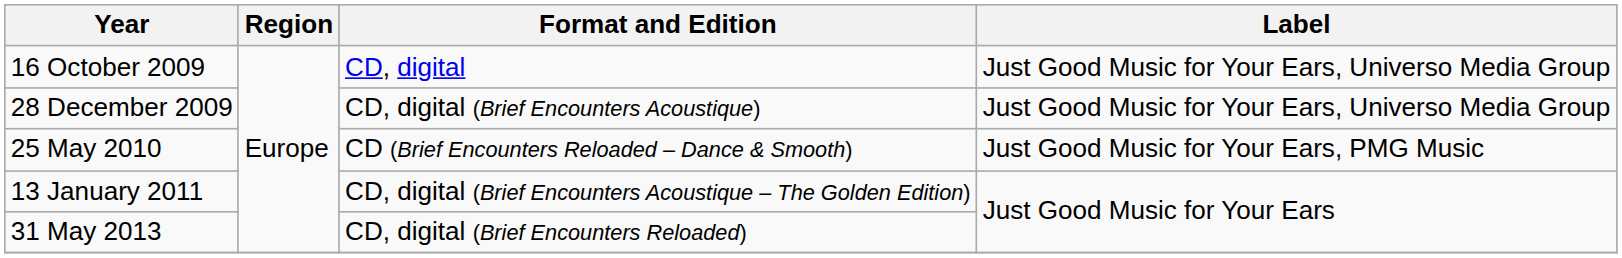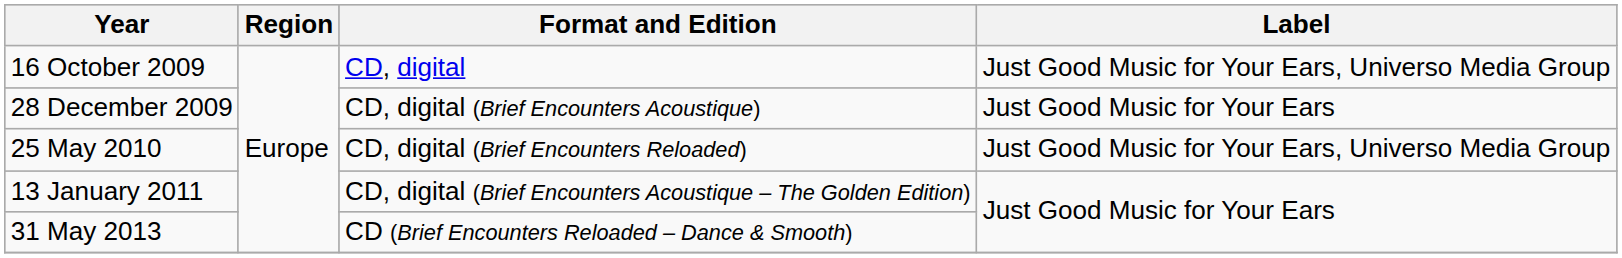(1296, 107) Just Good Music for Your Ears, Universo Media Group -> (1159, 107) Just Good Music for Your Ears
(599, 149) CD (Brief Encounters Reloaded – Dance & Smooth) -> (546, 149) CD, digital (Brief Encounters Reloaded)
(1233, 149) Just Good Music for Your Ears, PMG Music -> (1296, 149) Just Good Music for Your Ears, Universo Media Group
(546, 231) CD, digital (Brief Encounters Reloaded) -> (599, 231) CD (Brief Encounters Reloaded – Dance & Smooth)
